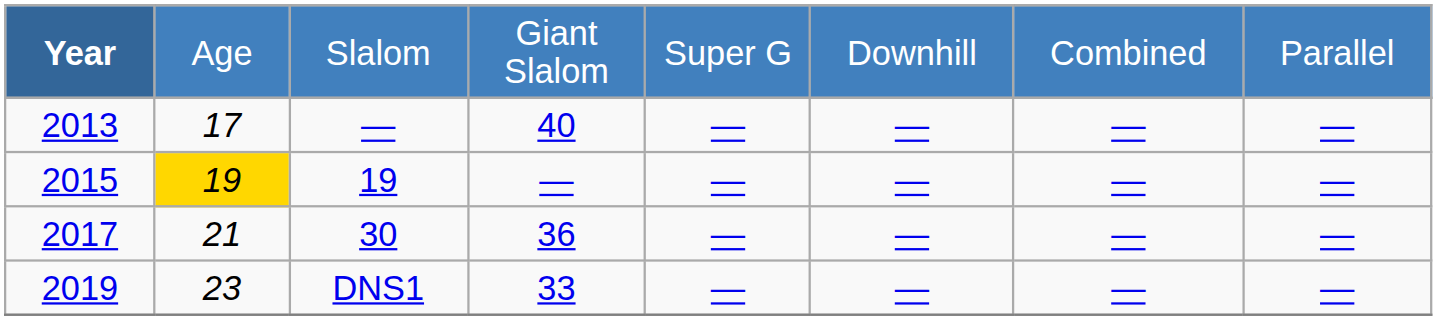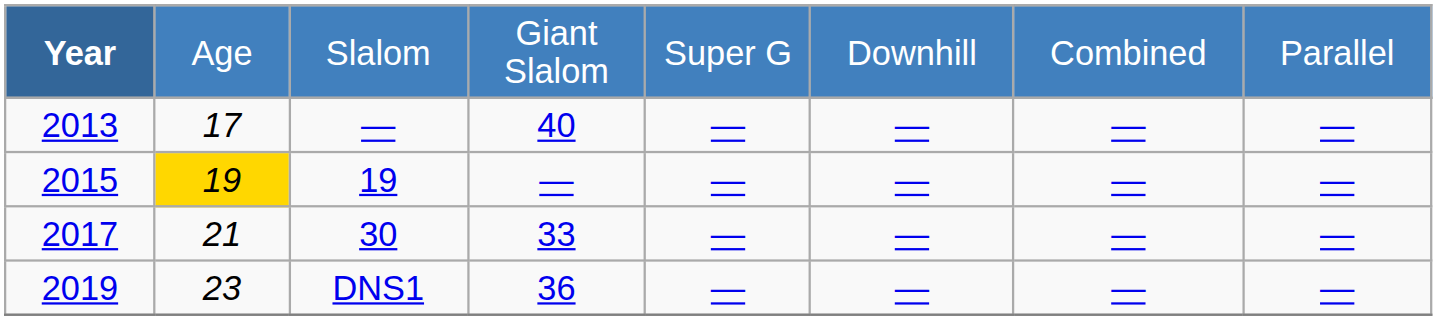(556, 234) 36 -> (556, 234) 33
(556, 288) 33 -> (556, 288) 36
